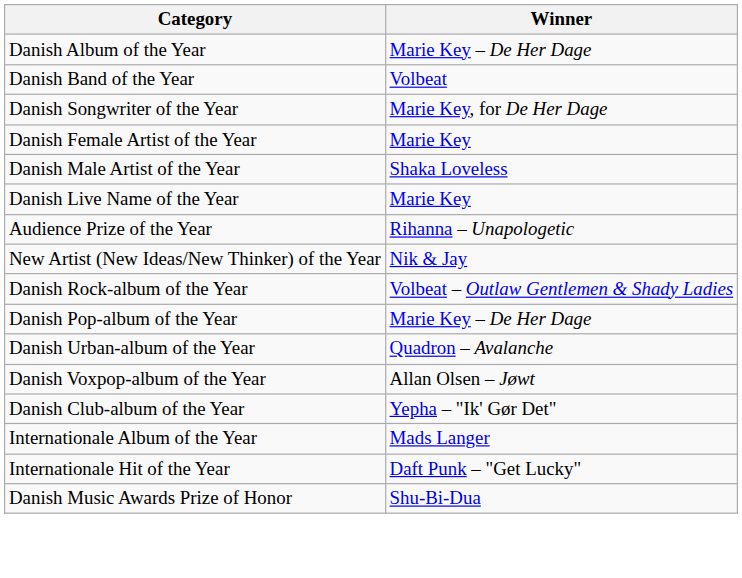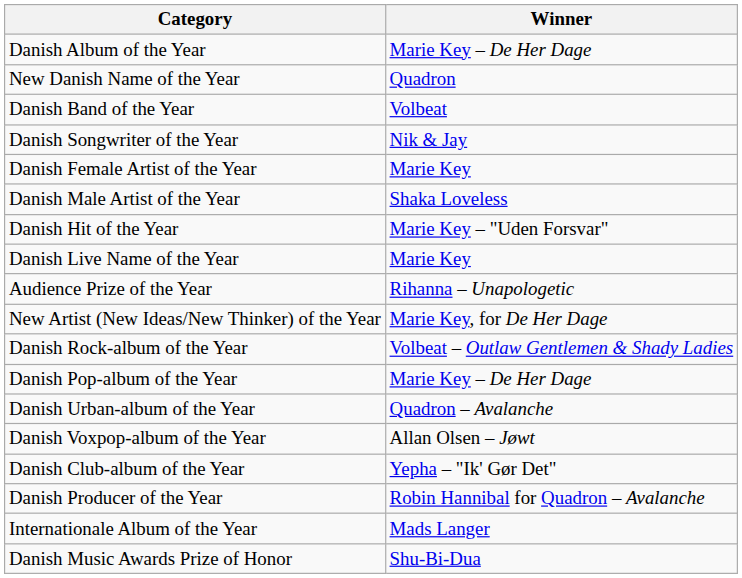+ row: (124, 79)
(499, 109) Marie Key, for De Her Dage -> (428, 139) Nik & Jay
+ row: (94, 229)
(428, 259) Nik & Jay -> (499, 318) Marie Key, for De Her Dage
+ row: (116, 498)
- row: (119, 468)
